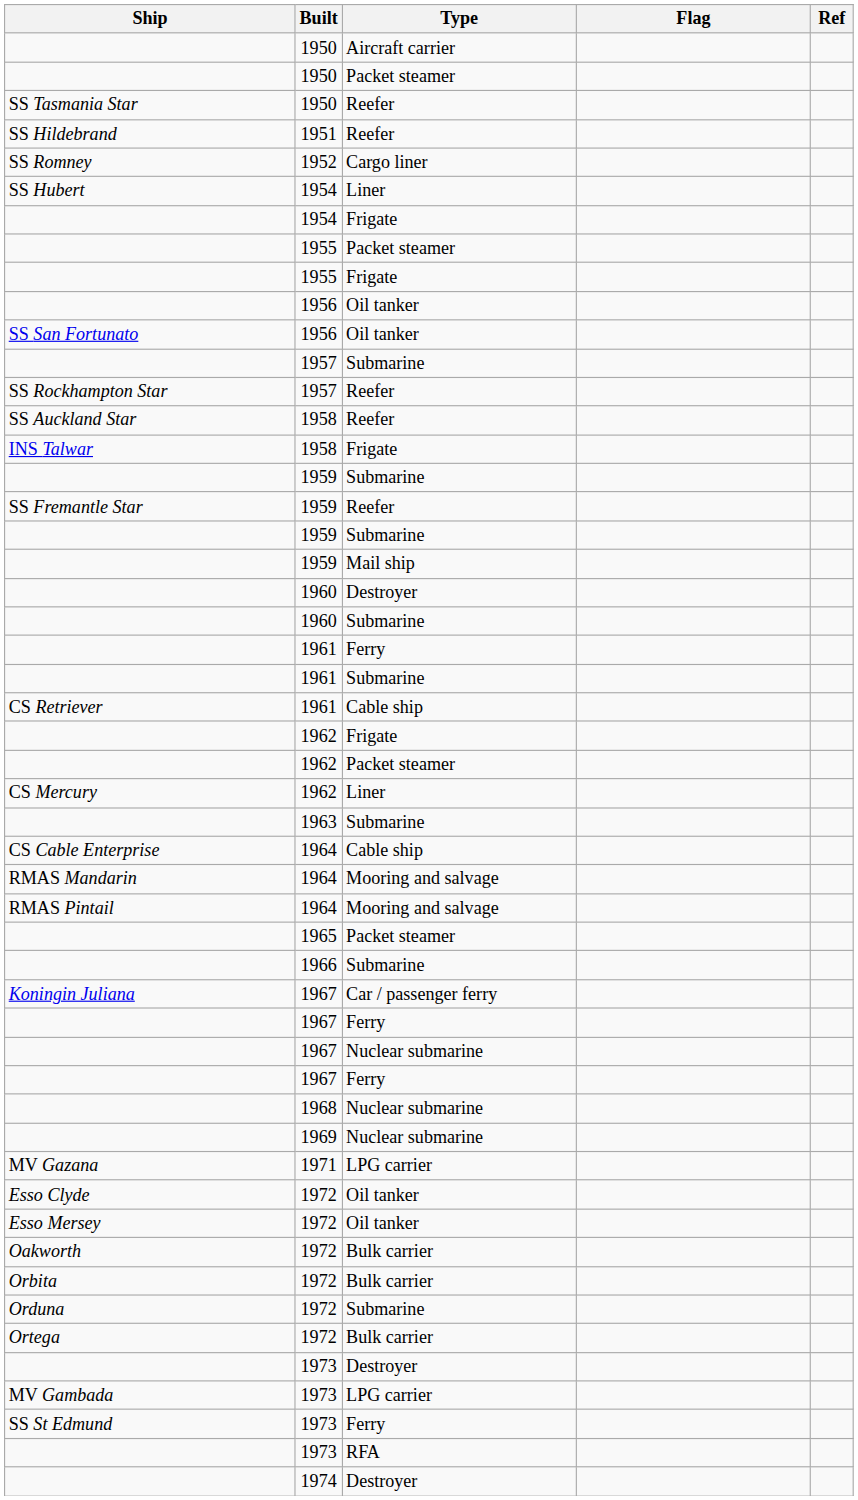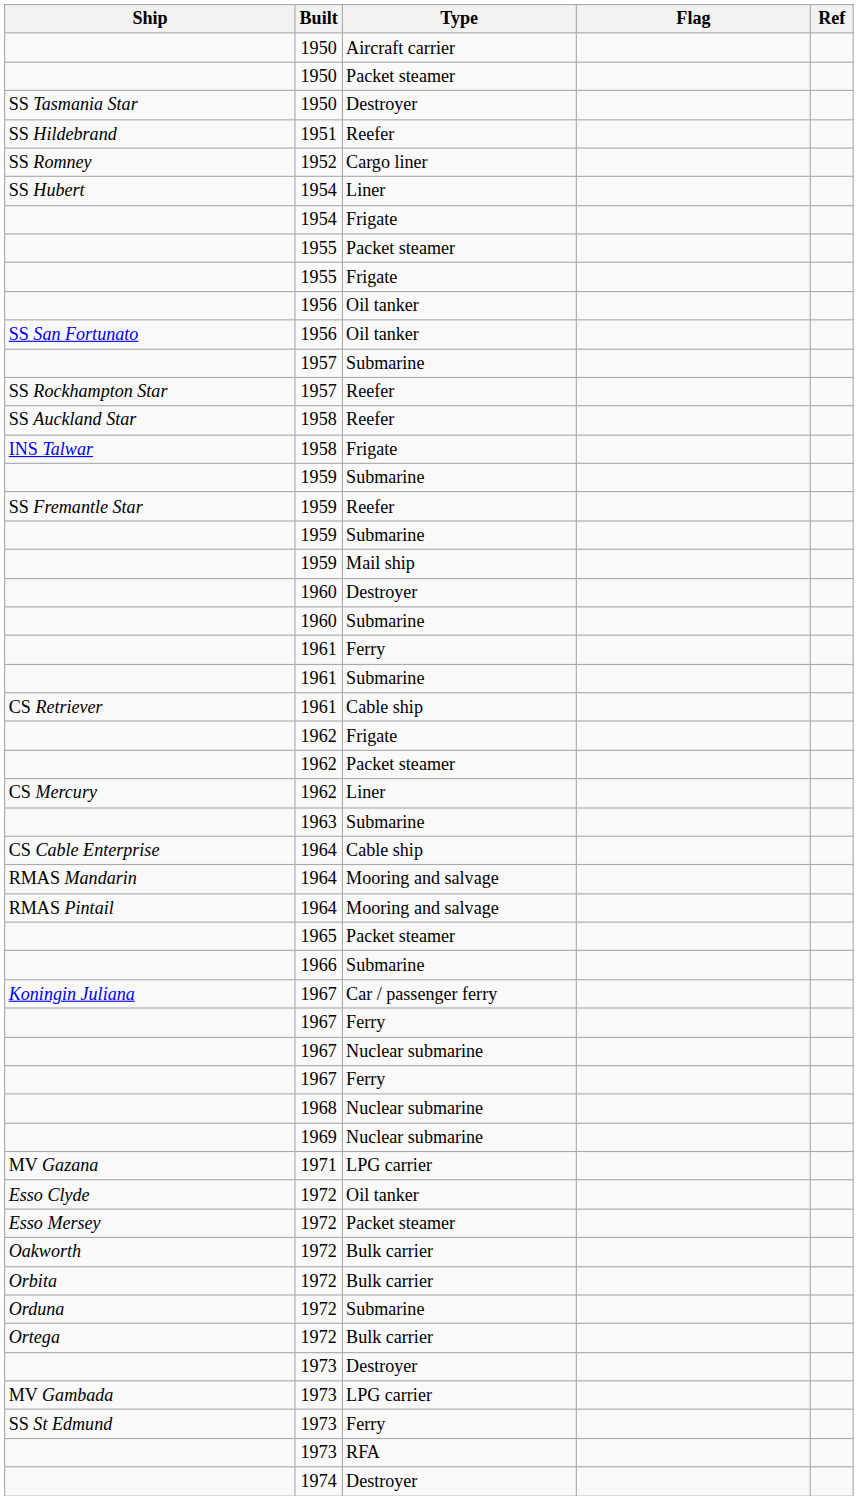(370, 104) Reefer -> (382, 104) Destroyer
(382, 1223) Oil tanker -> (401, 1223) Packet steamer
